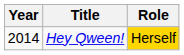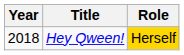(24, 38) 2014 -> (24, 38) 2018
